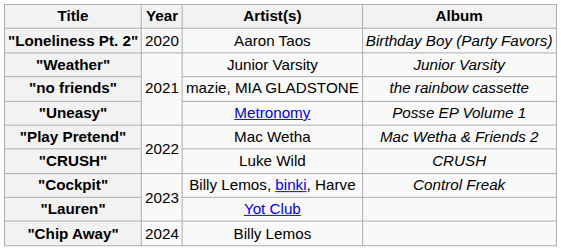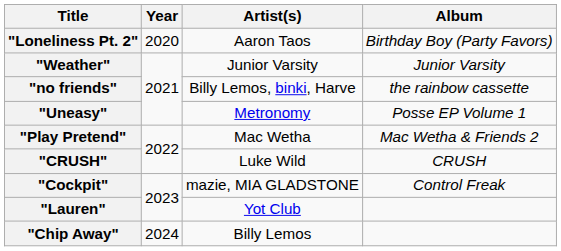(272, 88) mazie, MIA GLADSTONE -> (272, 88) Billy Lemos, binki, Harve
(272, 185) Billy Lemos, binki, Harve -> (272, 185) mazie, MIA GLADSTONE
